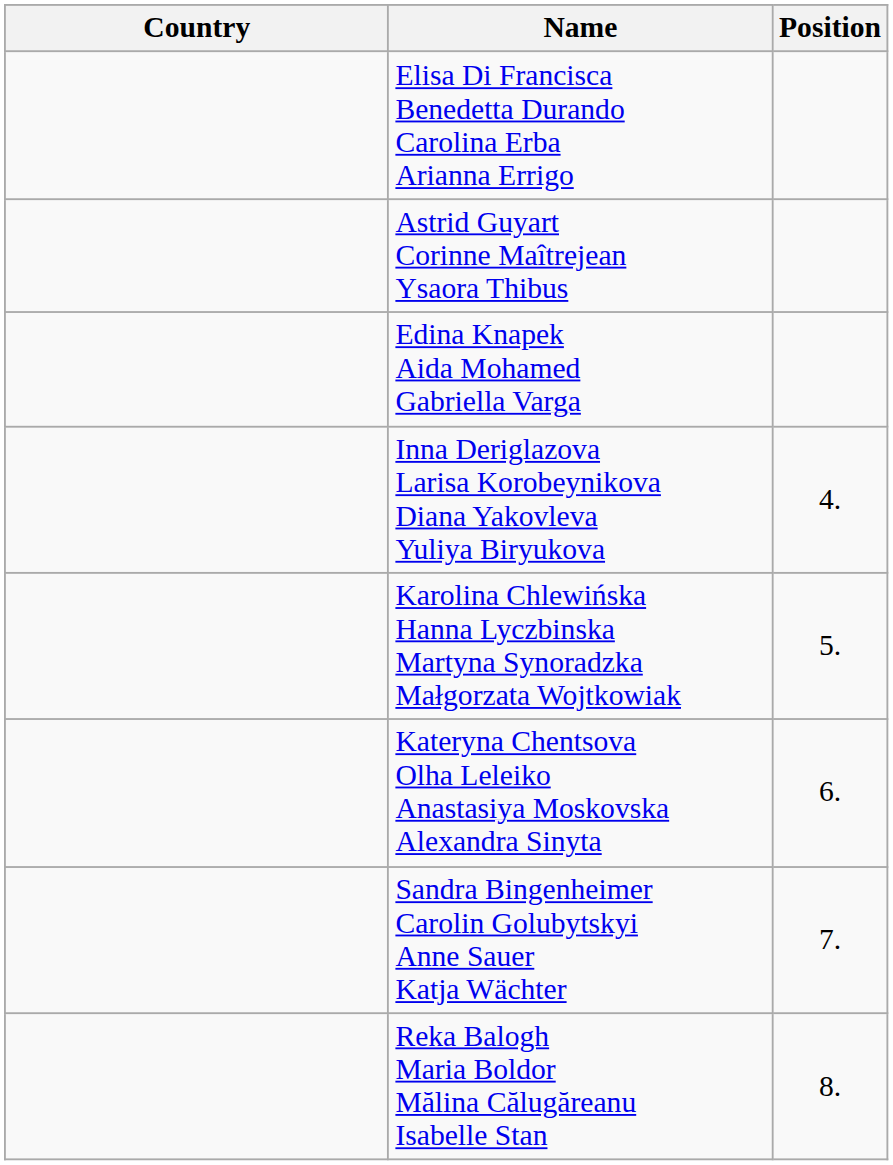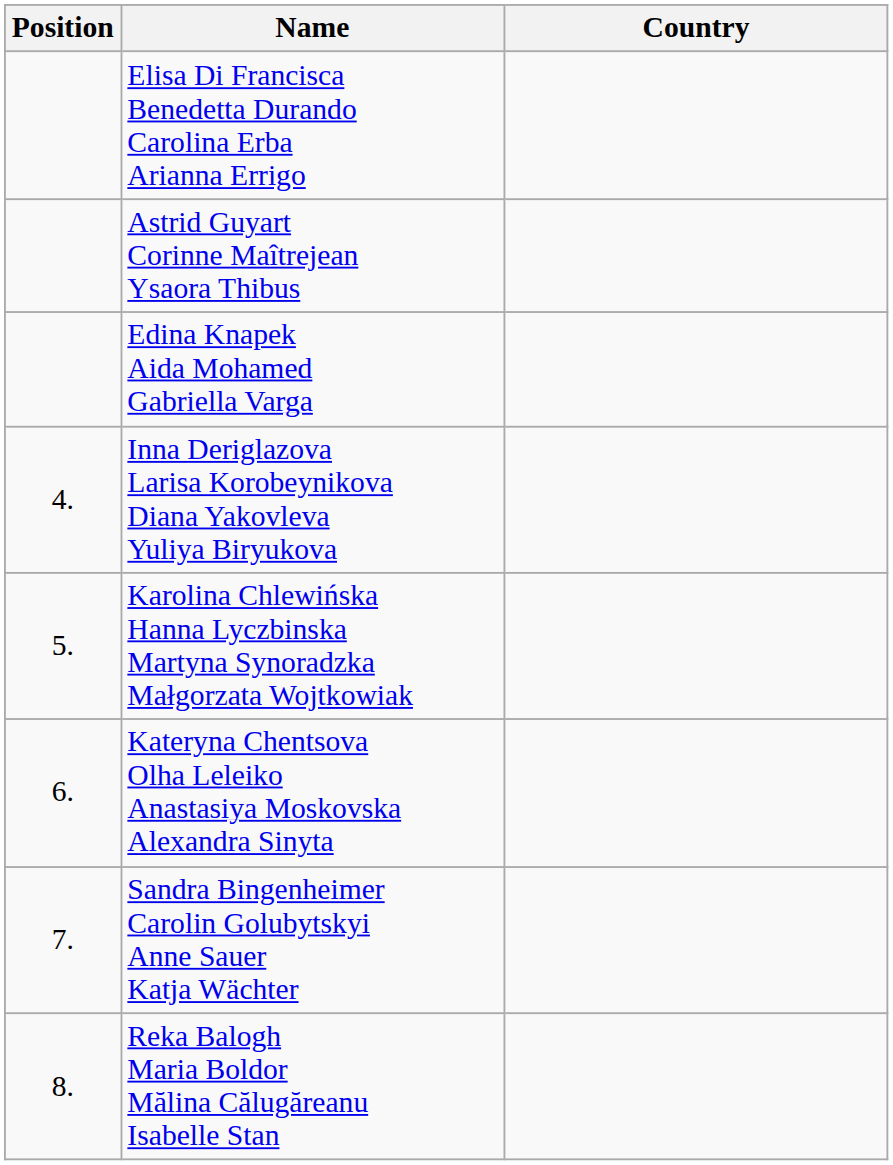columns swapped: (830, 27) <-> (197, 27)
